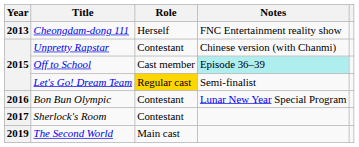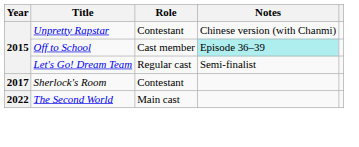- row: (81, 30)
(164, 82) gold background -> (164, 64) no background
- row: (72, 99)
(18, 133) 2019 -> (18, 99) 2022
